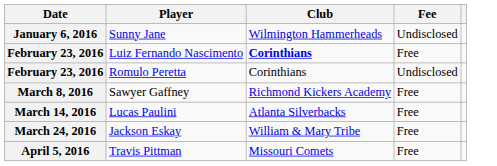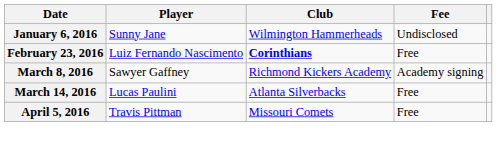- row: (148, 72)
(408, 92) Free -> (440, 72) Academy signing
- row: (145, 131)
